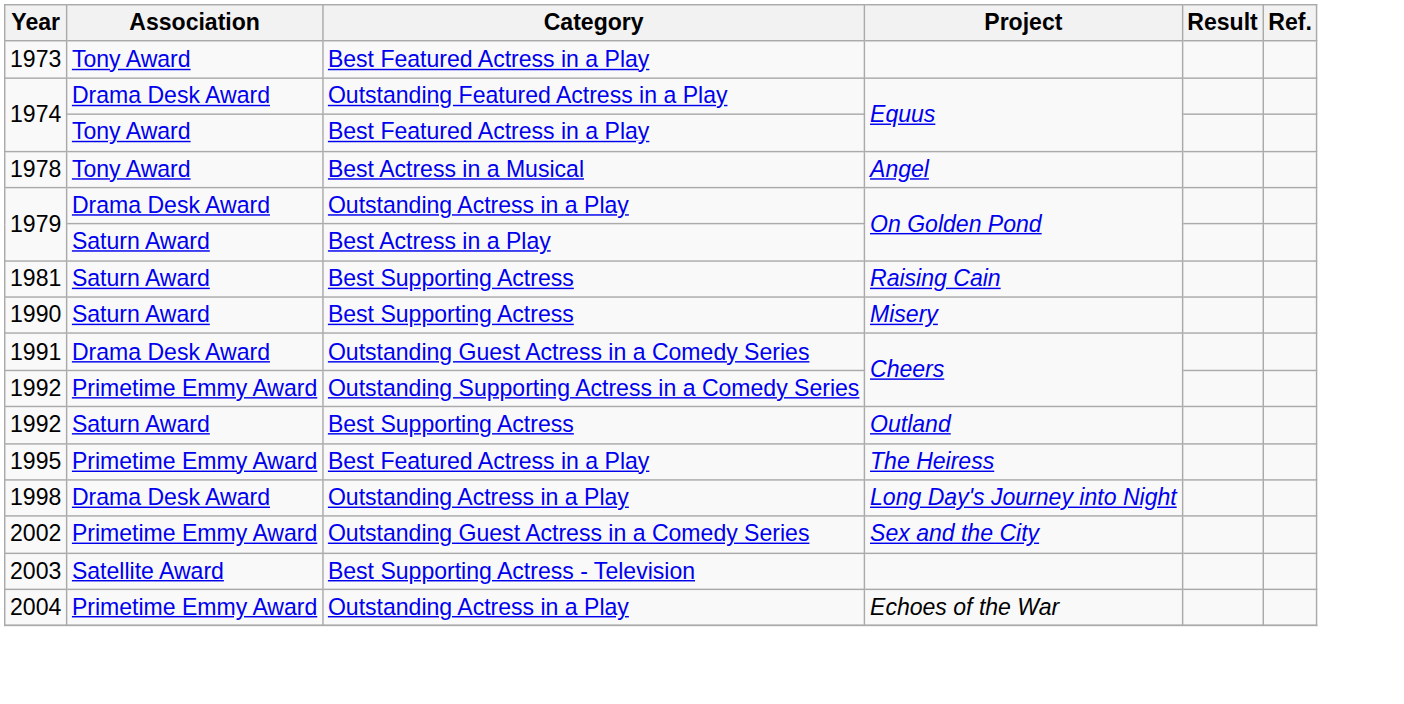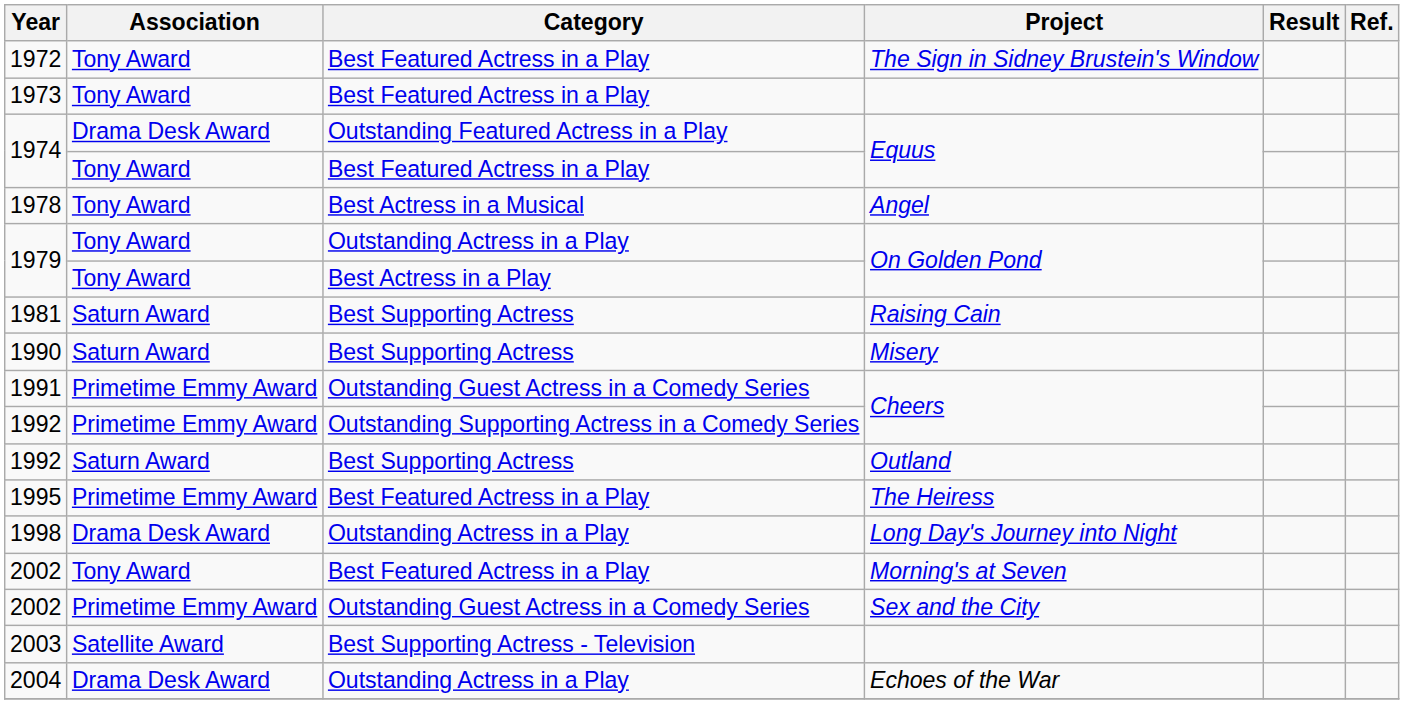+ row: (36, 59)
(171, 205) Drama Desk Award -> (131, 242) Tony Award
(141, 242) Saturn Award -> (131, 278) Tony Award
(171, 351) Drama Desk Award -> (195, 388) Primetime Emmy Award
+ row: (36, 570)
(195, 607) Primetime Emmy Award -> (171, 680) Drama Desk Award
